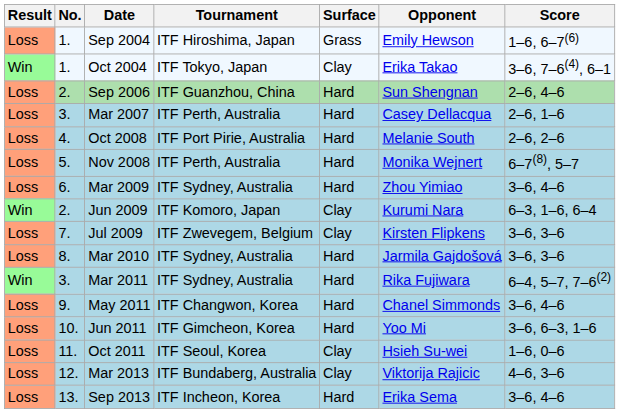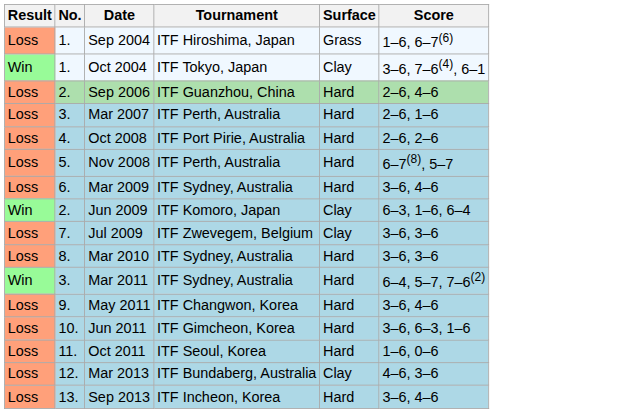- column: (442, 15)
(337, 351) Clay -> (339, 351) Hard
